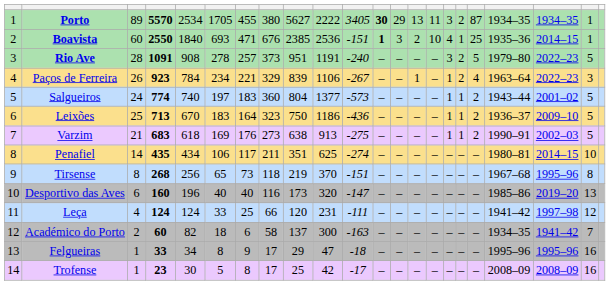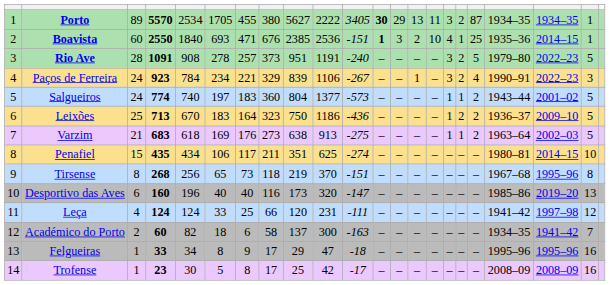(137, 77) 26 -> (137, 77) 24
(450, 77) 1 -> (450, 77) 3
(509, 77) 1963–64 -> (509, 77) 1990–91
(461, 116) 1 -> (461, 116) 2
(509, 135) 1990–91 -> (509, 135) 1963–64
(137, 154) 14 -> (137, 154) 15
